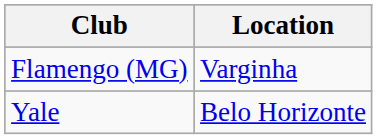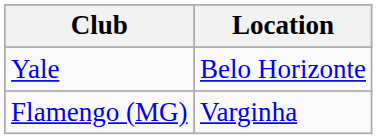rows swapped: (99, 68) <-> (35, 111)
